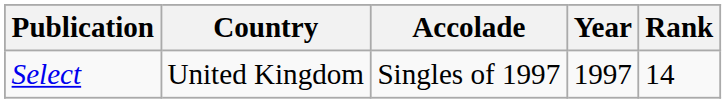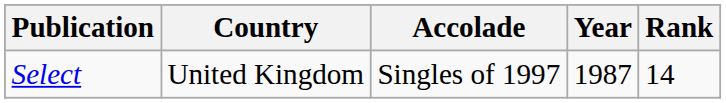(603, 73) 1997 -> (603, 73) 1987
